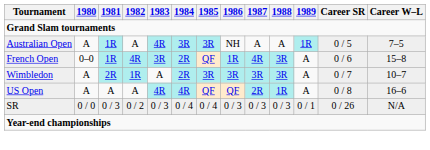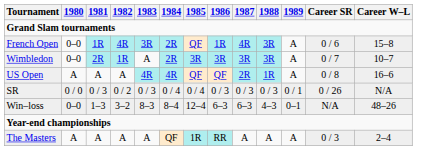- row: (39, 43)
(86, 75) A -> (74, 59) 0–0
+ row: (25, 106)
+ row: (31, 138)
